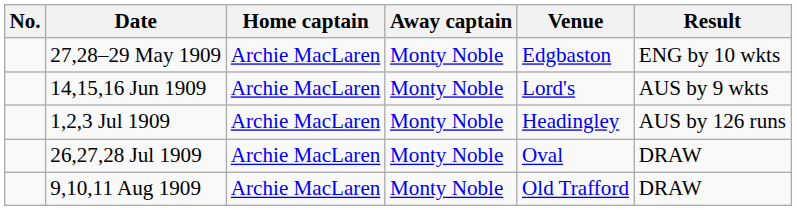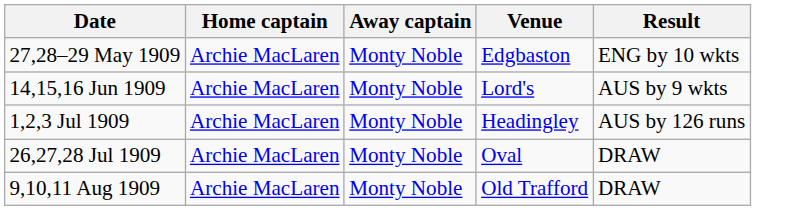- column: (25, 21)
